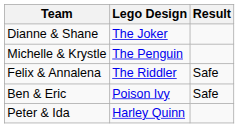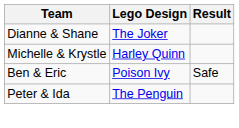(148, 53) The Penguin -> (149, 53) Harley Quinn
- row: (54, 73)
(149, 113) Harley Quinn -> (148, 93) The Penguin
